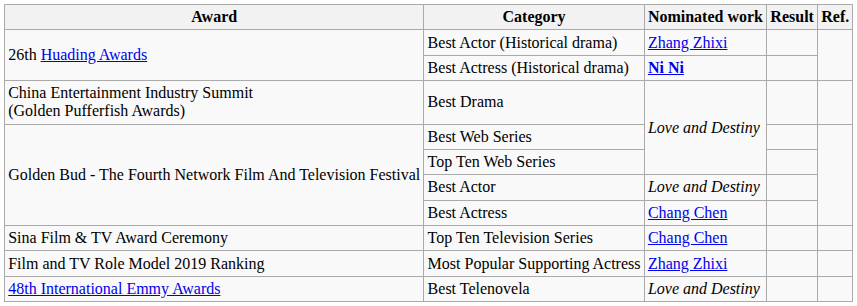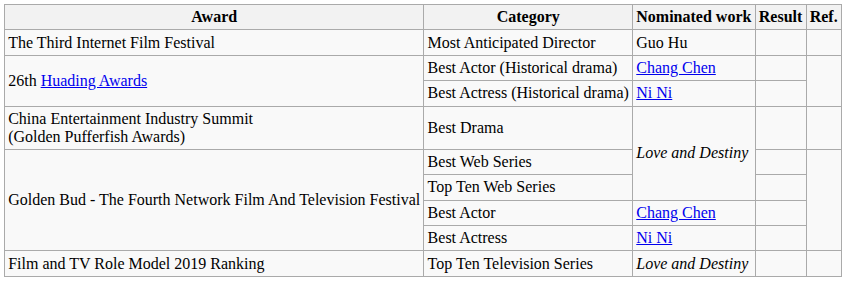+ row: (512, 42)
(688, 42) Zhang Zhixi -> (676, 67) Chang Chen
(666, 67) bold -> (654, 93) normal
(704, 187) Love and Destiny -> (676, 212) Chang Chen
(688, 212) Chang Chen -> (654, 238) Ni Ni
(118, 238) Sina Film & TV Award Ceremony -> (136, 263) Film and TV Role Model 2019 Ranking
(688, 238) Chang Chen -> (692, 263) Love and Destiny
- row: (534, 263)
- row: (479, 288)
